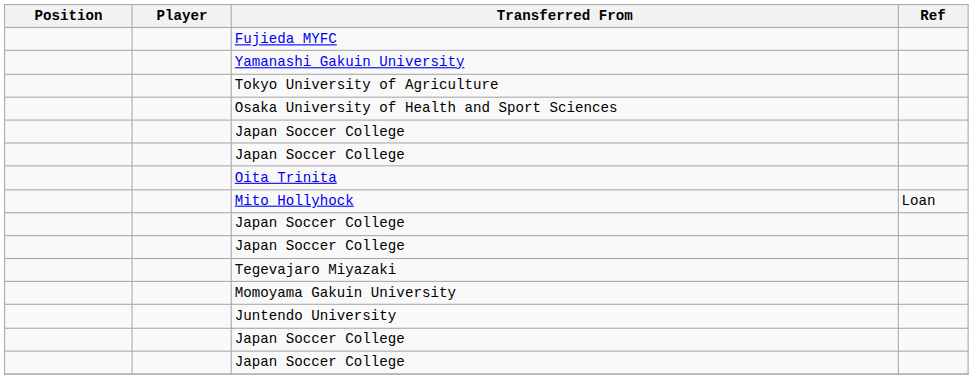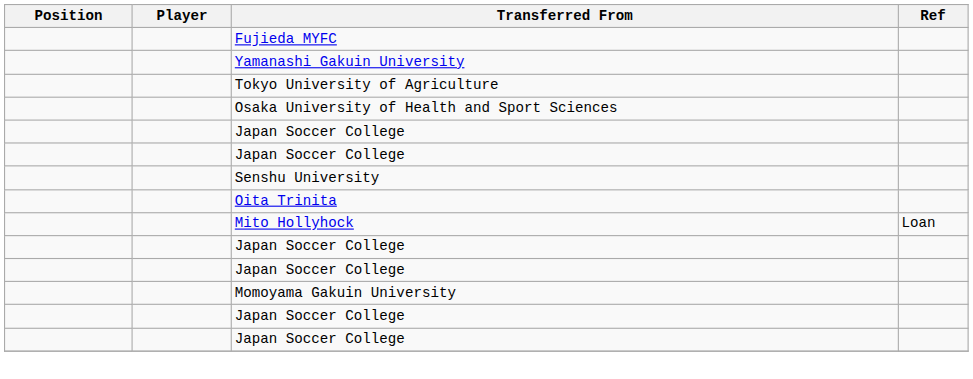+ row: (307, 178)
- row: (316, 270)
- row: (316, 316)
